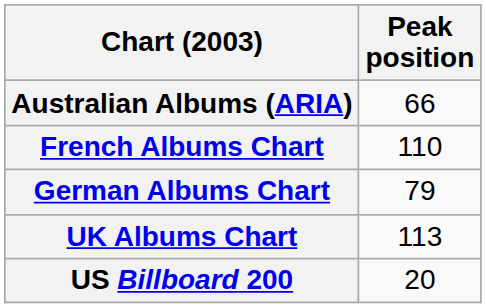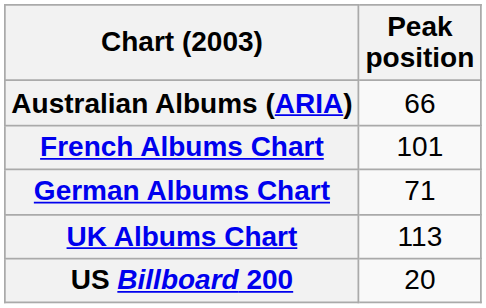(420, 147) 110 -> (420, 147) 101
(420, 191) 79 -> (420, 191) 71
